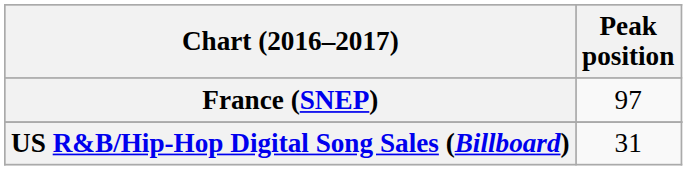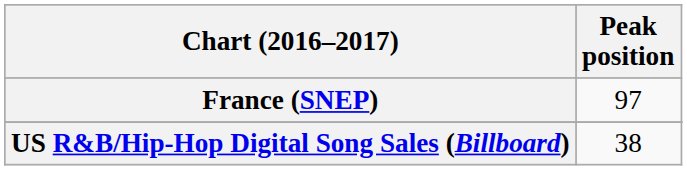(628, 142) 31 -> (628, 142) 38
